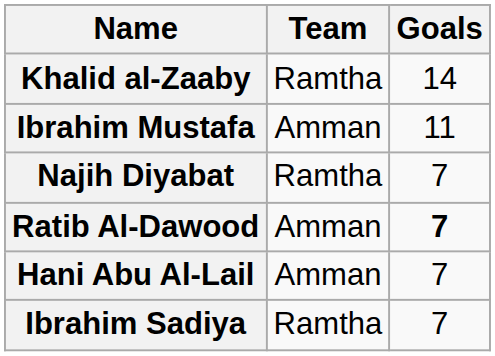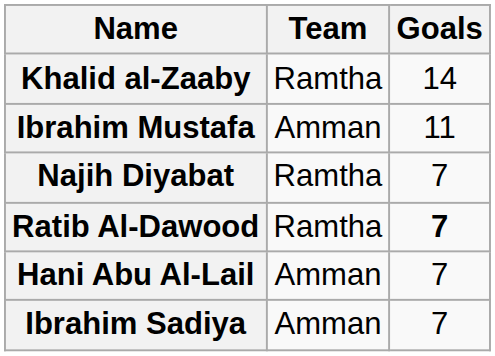(328, 226) Amman -> (328, 226) Ramtha
(328, 324) Ramtha -> (328, 324) Amman
